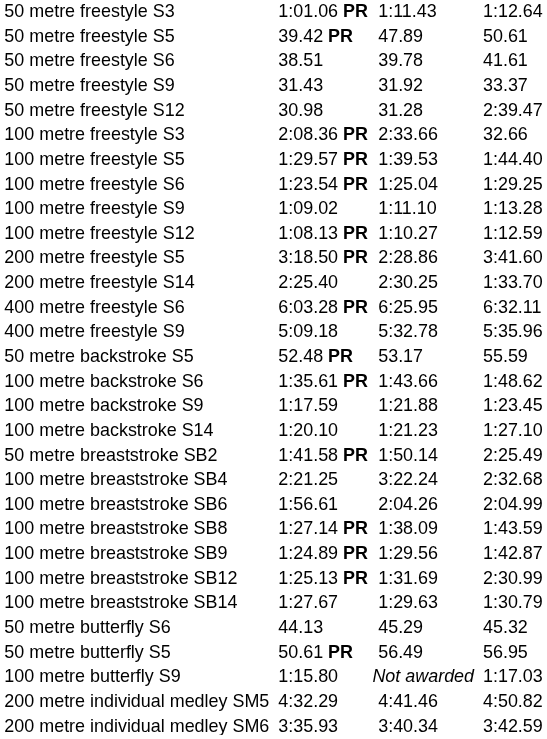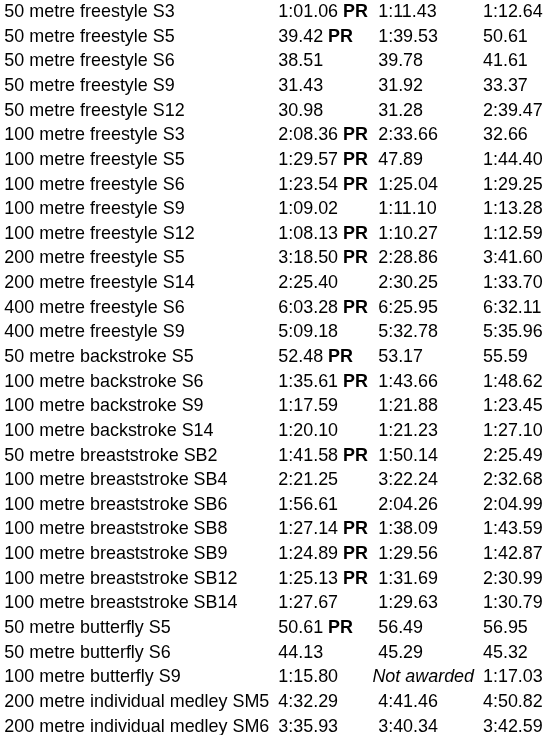(401, 36) 47.89 -> (408, 36) 1:39.53
(408, 159) 1:39.53 -> (401, 159) 47.89
rows swapped: (88, 652) <-> (88, 627)
